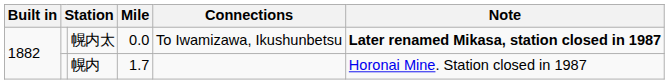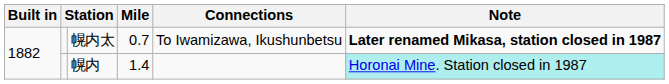(139, 40) 0.0 -> (139, 40) 0.7
(139, 66) 1.7 -> (139, 66) 1.4
(468, 66) no background -> (468, 66) paleturquoise background
